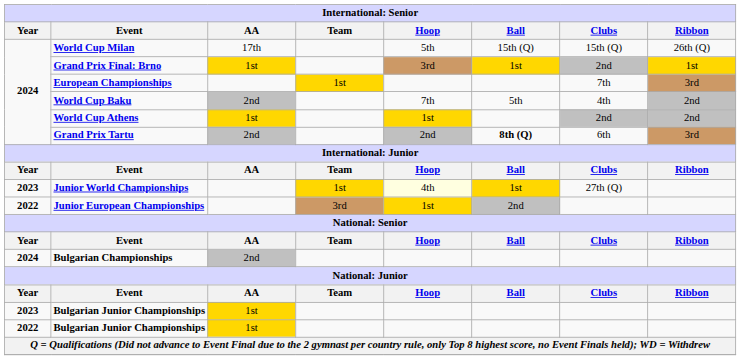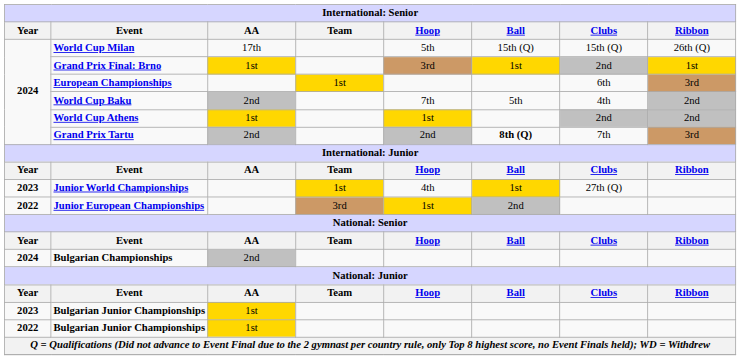(604, 83) 7th -> (604, 83) 6th
(604, 135) 6th -> (604, 135) 7th
(428, 188) lightyellow background -> (428, 188) no background
